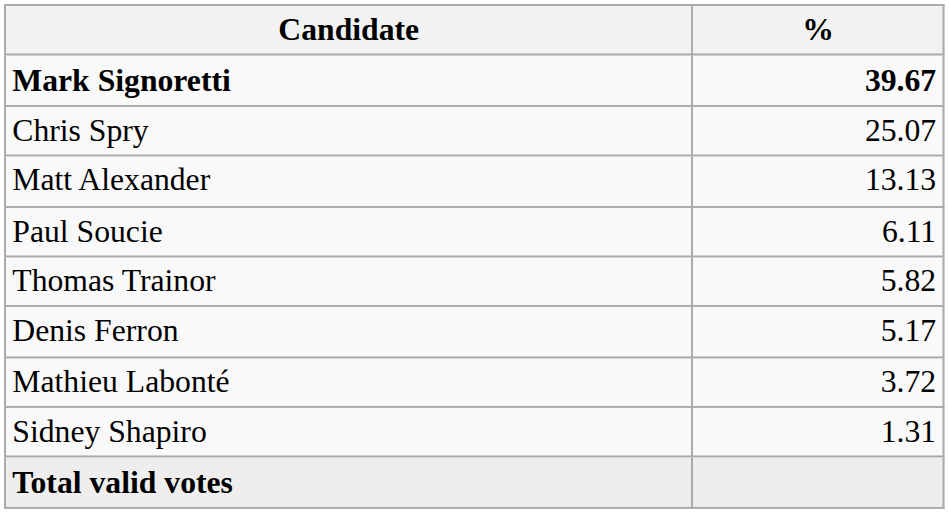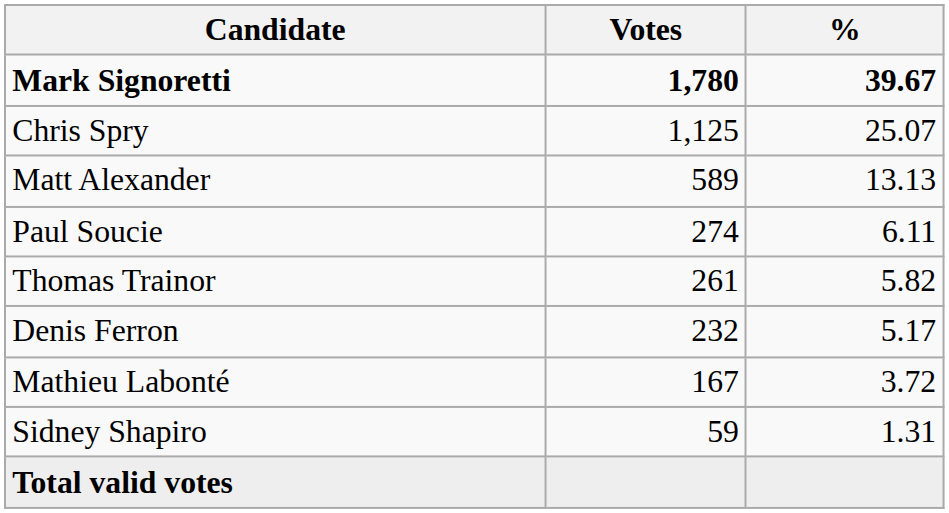+ column: (646, 29)
